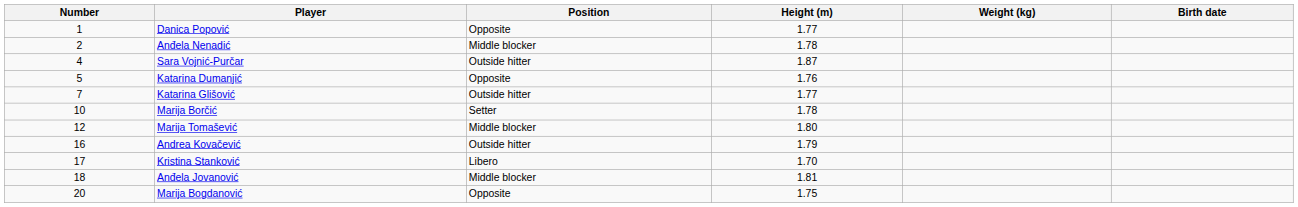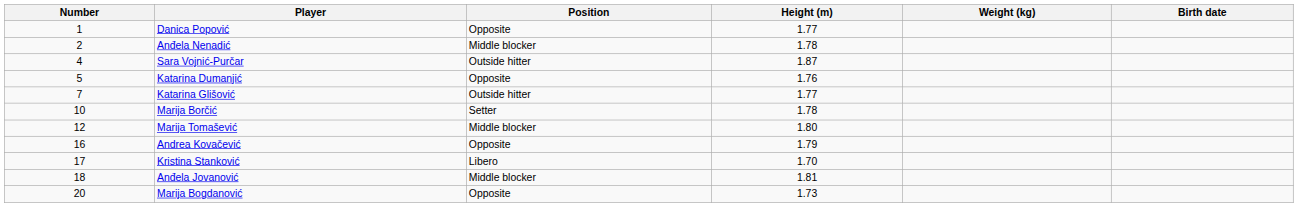(500, 144) Outside hitter -> (490, 144) Opposite
(807, 194) 1.75 -> (807, 194) 1.73
